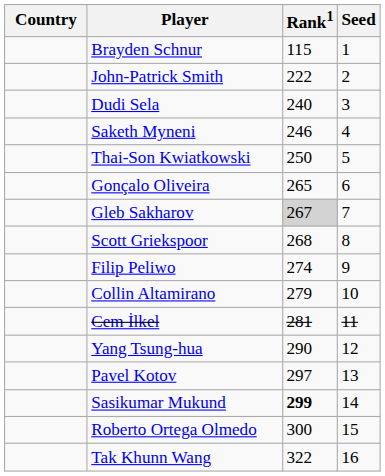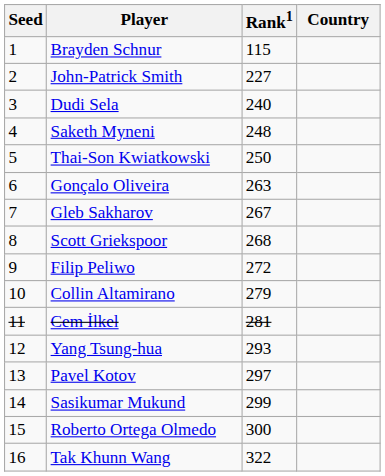columns swapped: (46, 20) <-> (359, 20)
(299, 77) 222 -> (259, 77) 227
(299, 131) 246 -> (259, 131) 248
(299, 185) 265 -> (259, 185) 263
(299, 212) lightgrey background -> (259, 212) no background
(299, 267) 274 -> (259, 267) 272
(299, 348) 290 -> (259, 348) 293
(299, 402) bold -> (259, 402) normal
